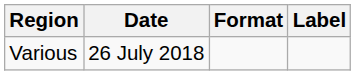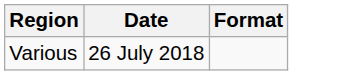- column: (319, 20)
